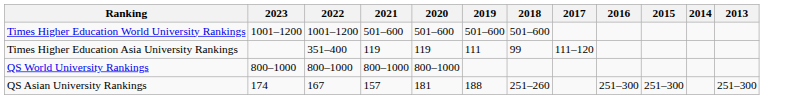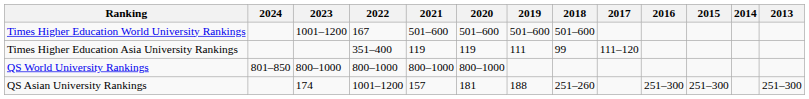+ column: (271, 13)
(333, 31) 1001–1200 -> (361, 31) 167
(316, 85) 167 -> (378, 85) 1001–1200
